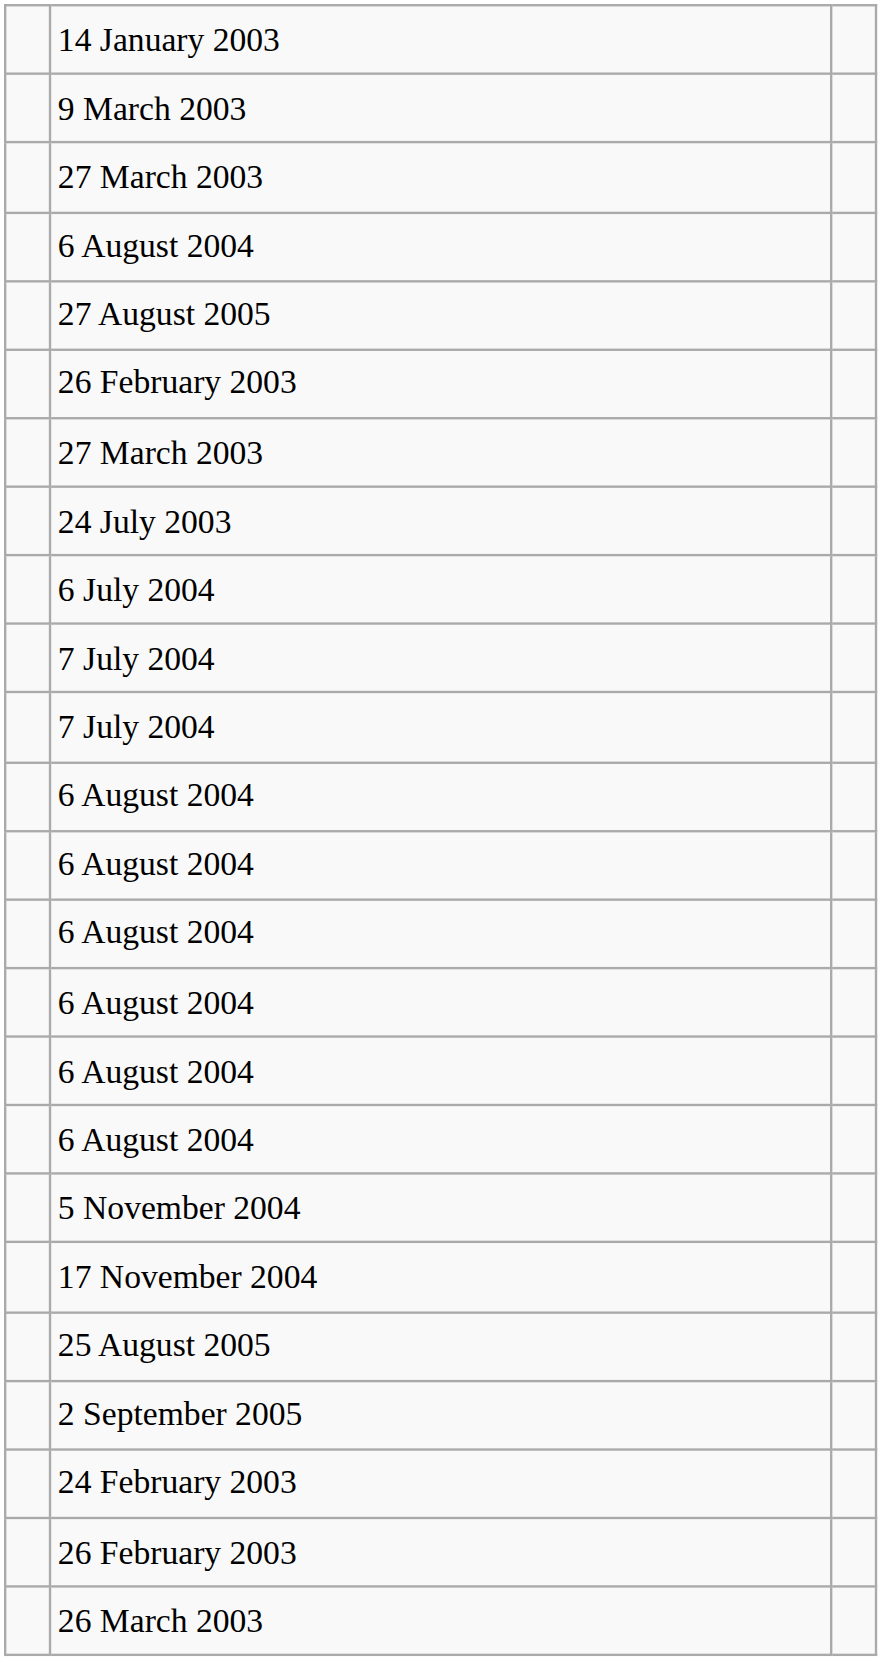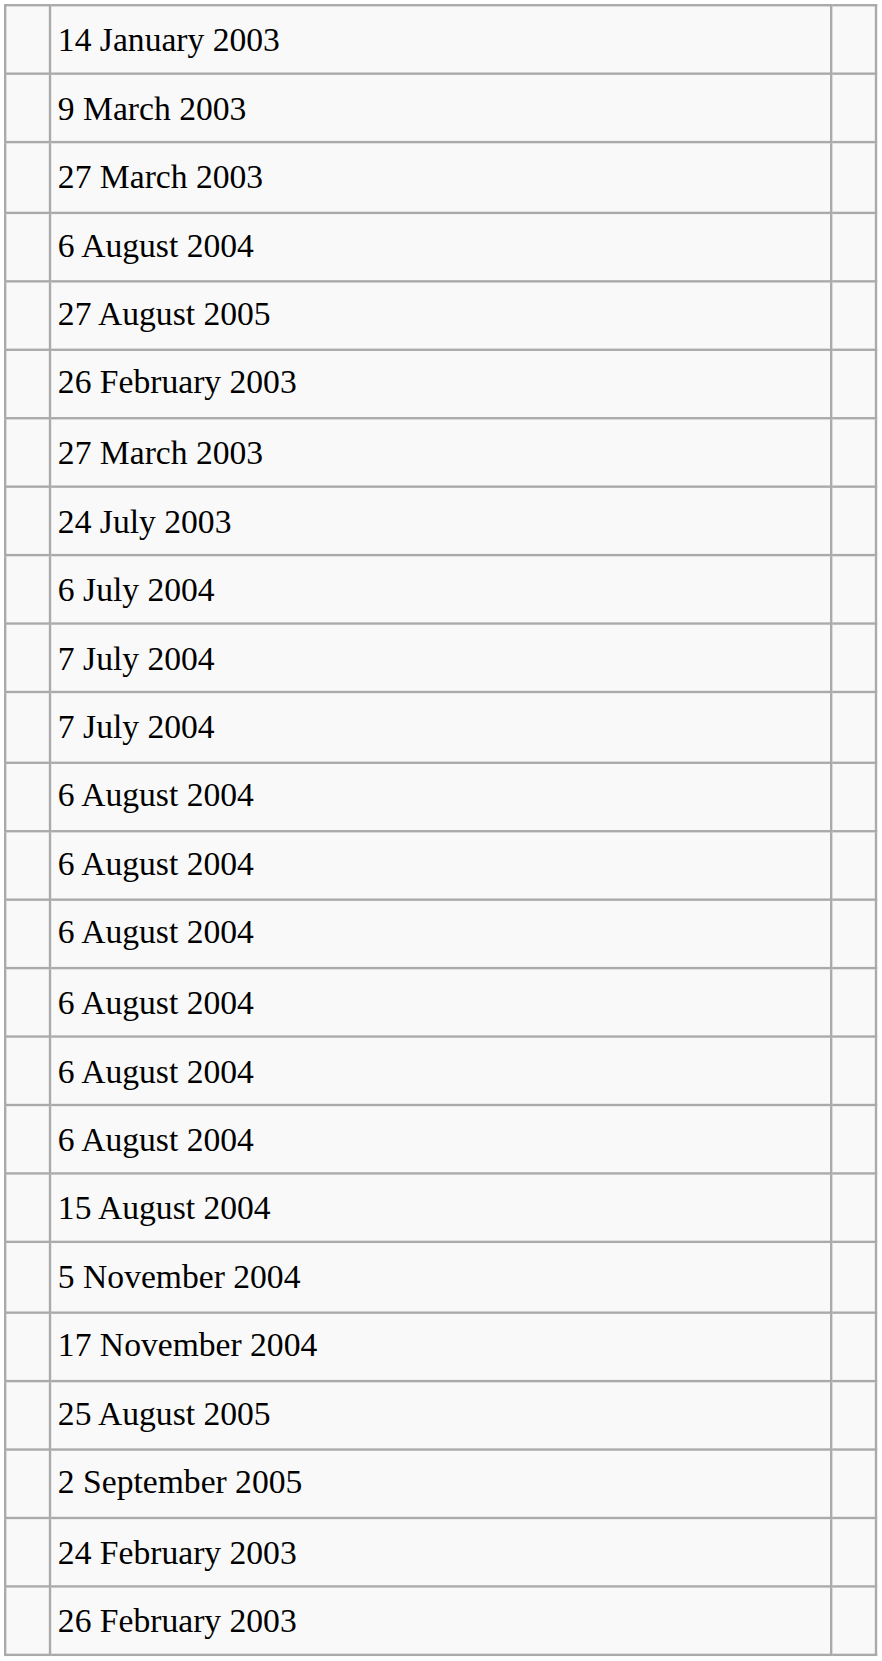+ row: (28, 1209)
- row: (28, 1621)
